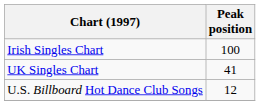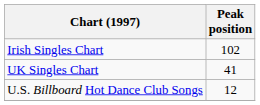(230, 49) 100 -> (230, 49) 102
